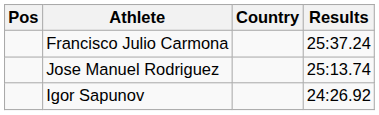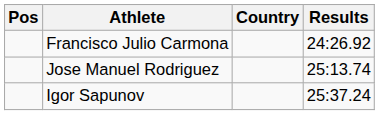(339, 43) 25:37.24 -> (339, 43) 24:26.92
(339, 95) 24:26.92 -> (339, 95) 25:37.24
